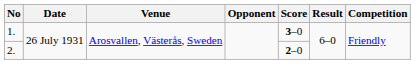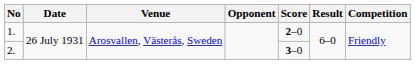(294, 31) 3–0 -> (294, 31) 2–0
(294, 50) 2–0 -> (294, 50) 3–0
